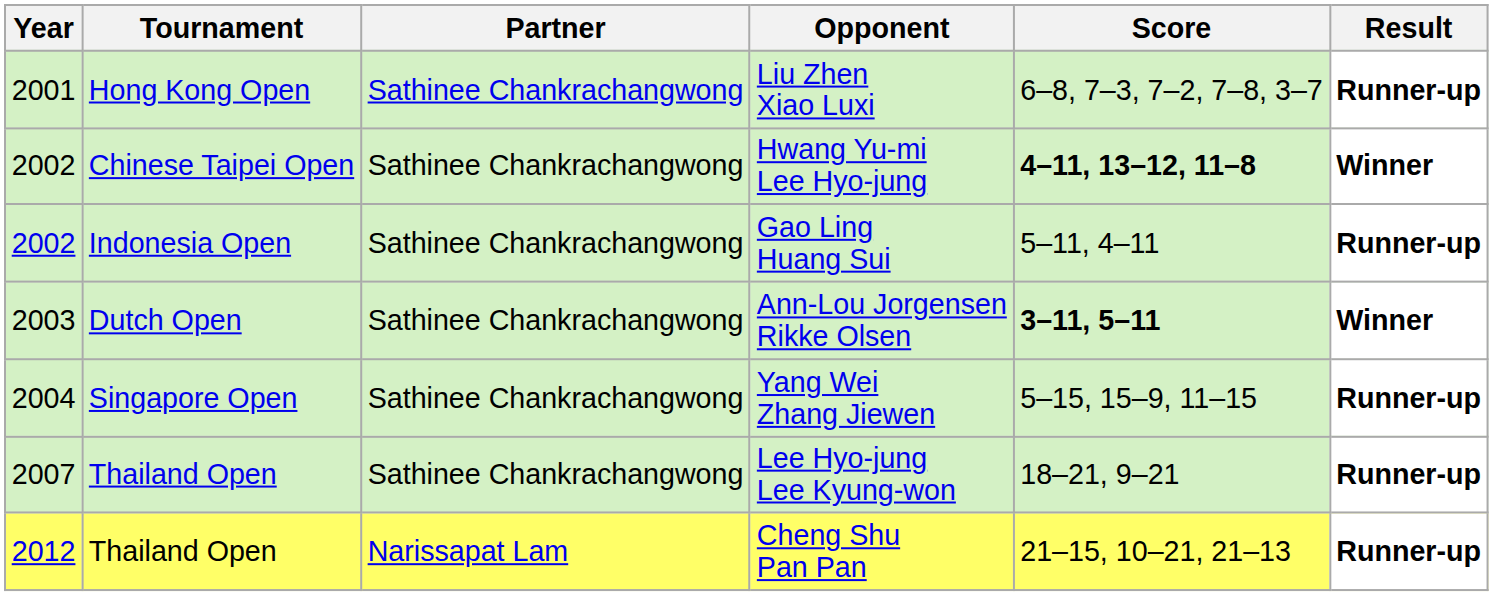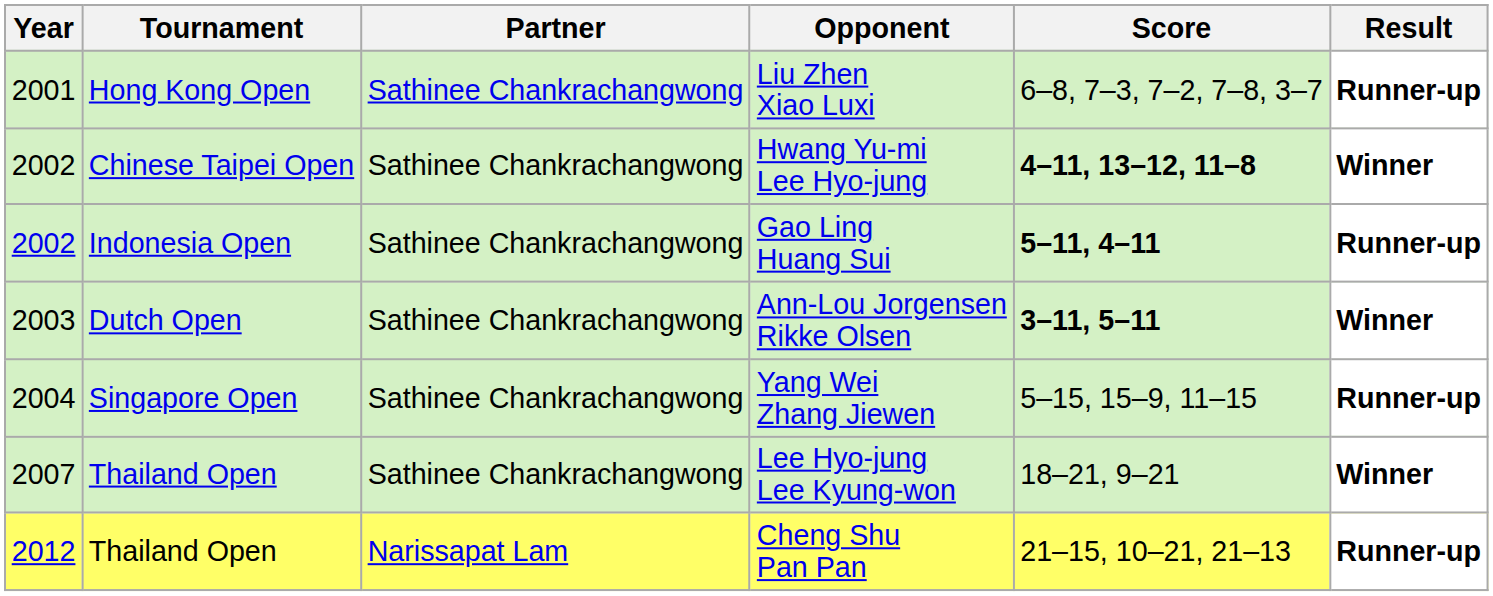(1090, 243) normal -> (1090, 243) bold
(1409, 475) Runner-up -> (1385, 475) Winner
